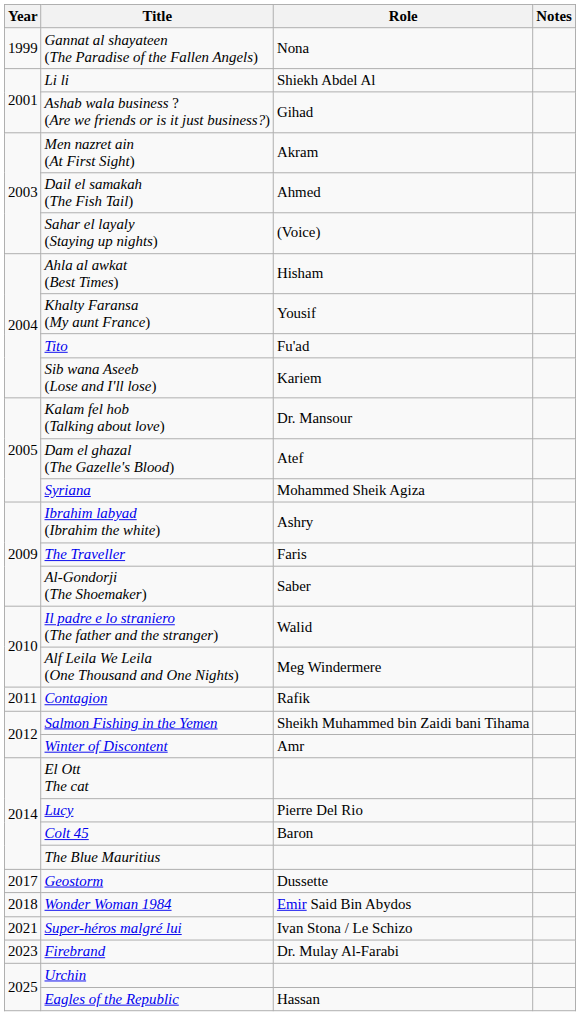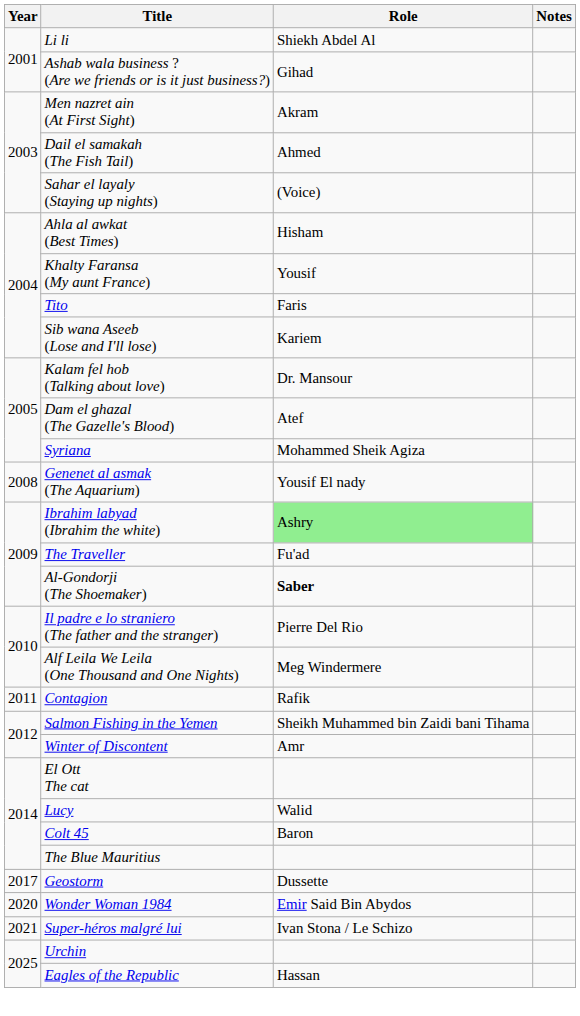- row: (151, 48)
(293, 345) Fu'ad -> (292, 305) Faris
+ row: (98, 482)
(295, 522) no background -> (295, 522) lightgreen background
(292, 554) Faris -> (293, 554) Fu'ad
(294, 586) normal -> (296, 586) bold
(294, 626) Walid -> (320, 626) Pierre Del Rio
(320, 810) Pierre Del Rio -> (294, 810) Walid
(23, 904) 2018 -> (23, 904) 2020
- row: (75, 951)
